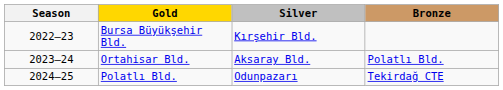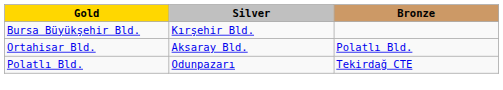- column: (51, 13)
